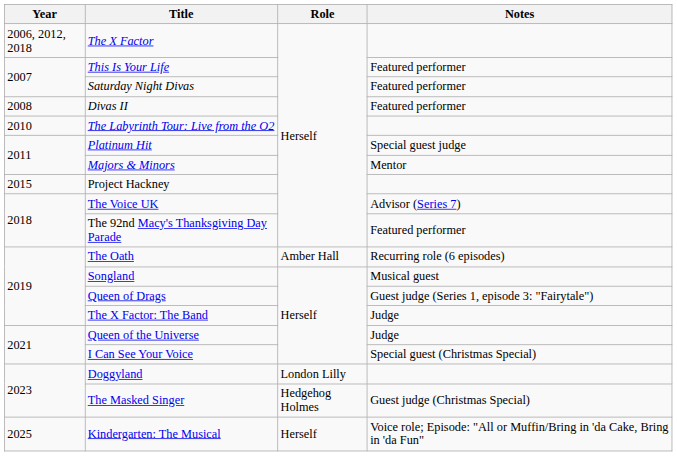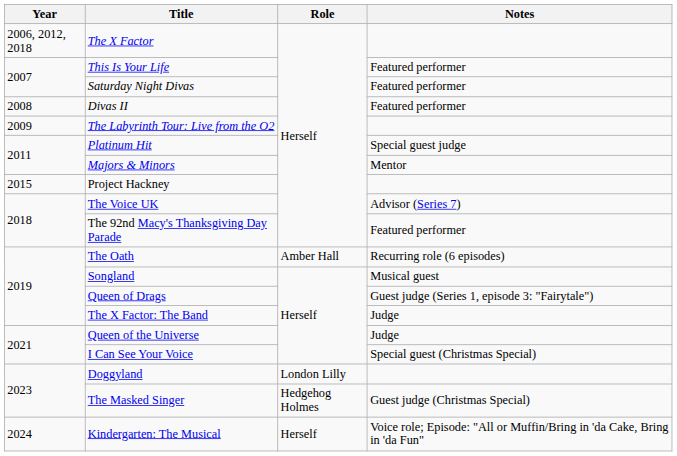(20, 125) 2010 -> (20, 125) 2009
(20, 434) 2025 -> (20, 434) 2024
